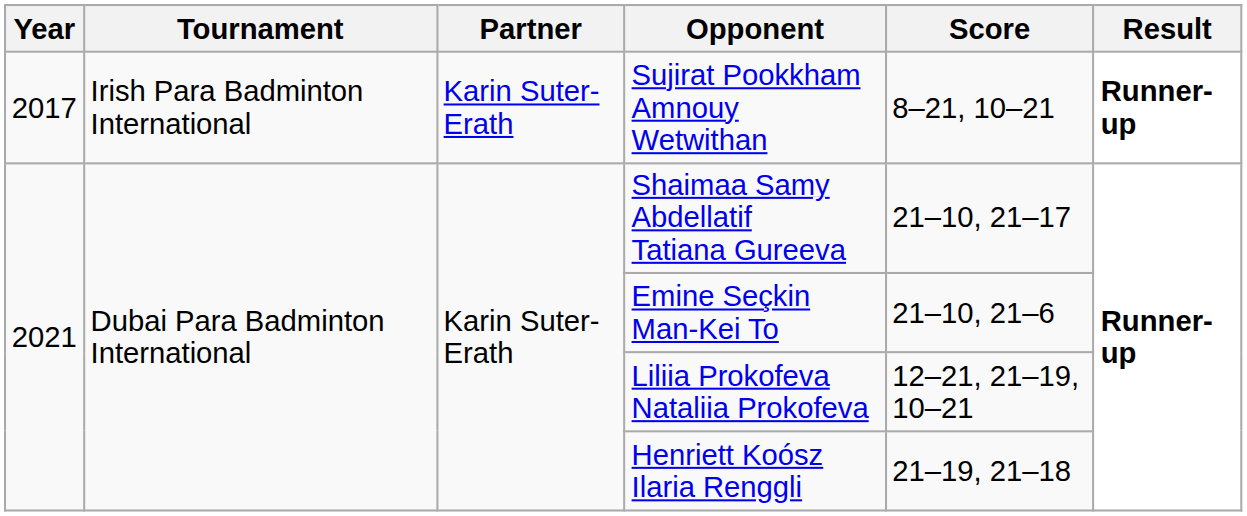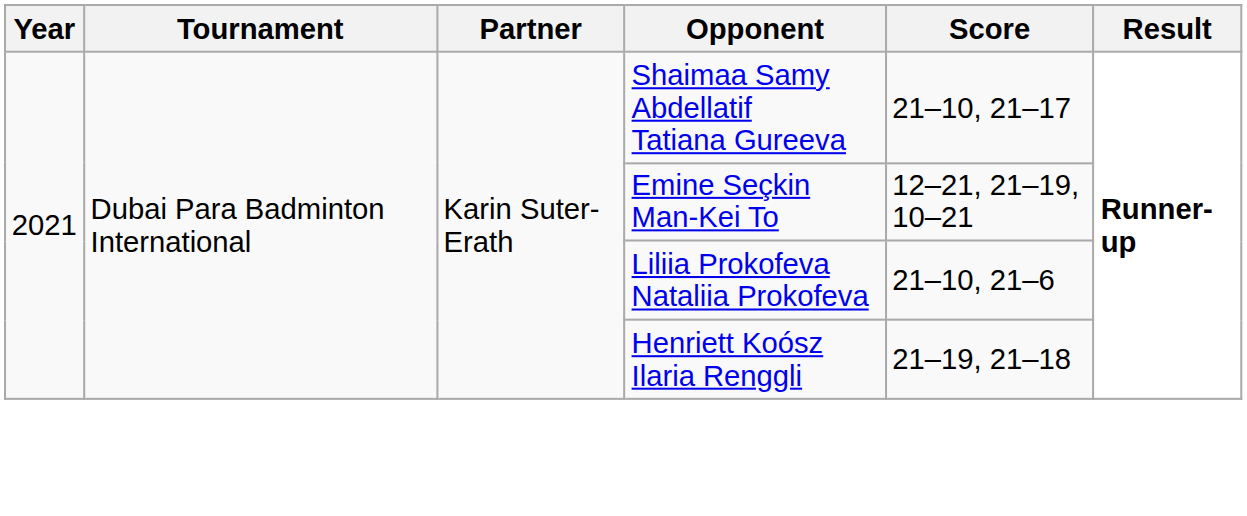- row: (746, 107)
(973, 313) 21–10, 21–6 -> (986, 202) 12–21, 21–19, 10–21
(986, 392) 12–21, 21–19, 10–21 -> (973, 281) 21–10, 21–6
